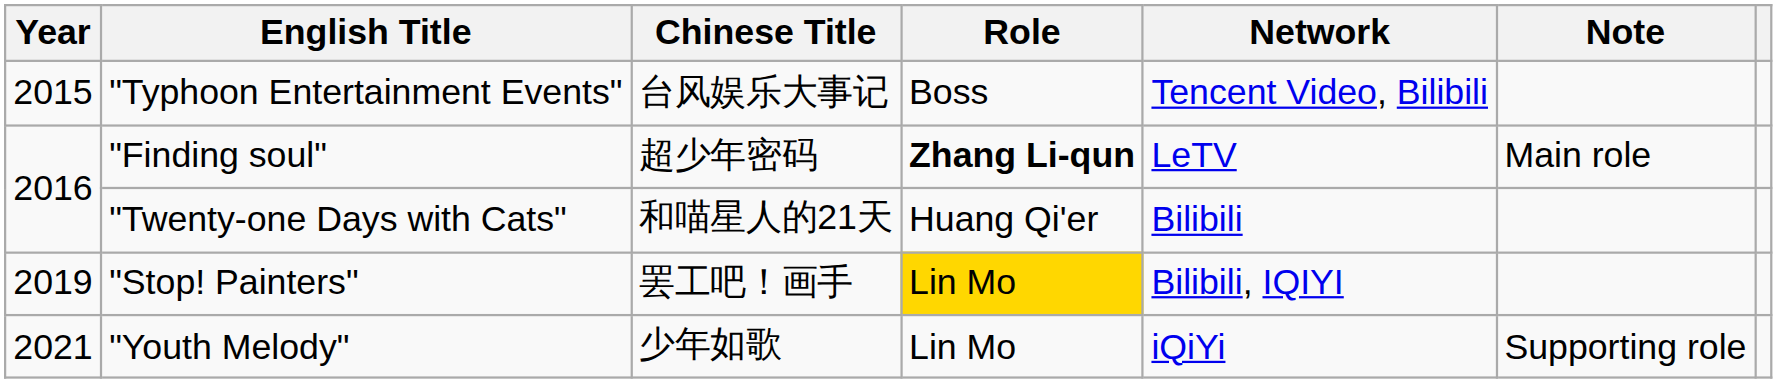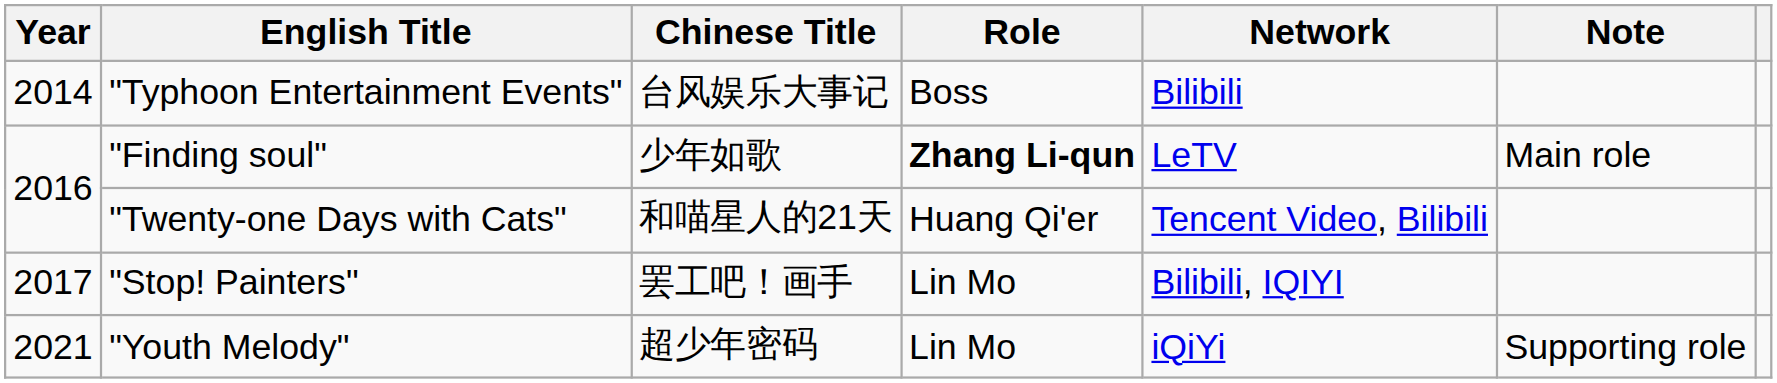(53, 92) 2015 -> (53, 92) 2014
(1320, 92) Tencent Video, Bilibili -> (1197, 92) Bilibili
(728, 154) 超少年密码 -> (710, 154) 少年如歌
(1197, 219) Bilibili -> (1320, 219) Tencent Video, Bilibili
(53, 282) 2019 -> (53, 282) 2017
(963, 282) gold background -> (963, 282) no background
(710, 344) 少年如歌 -> (728, 344) 超少年密码
